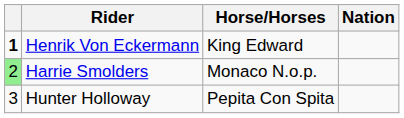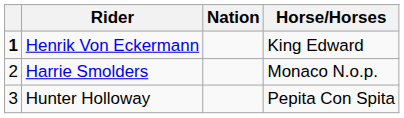columns swapped: (368, 17) <-> (271, 17)
(13, 71) lightgreen background -> (13, 71) no background
